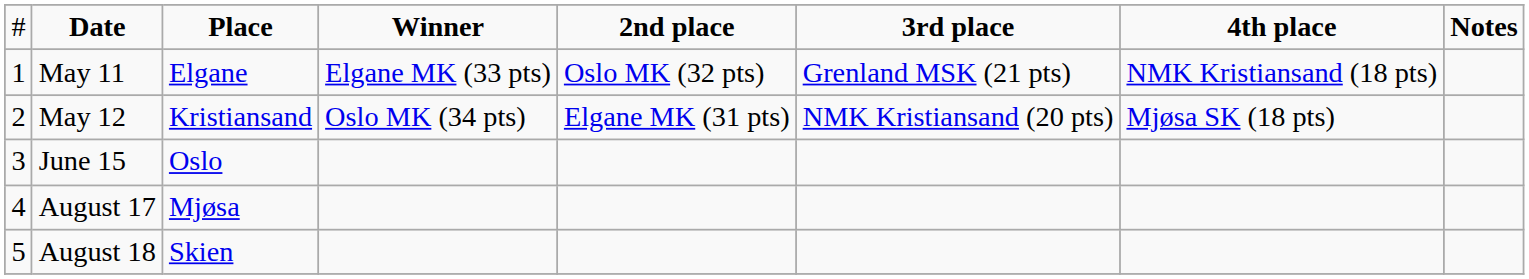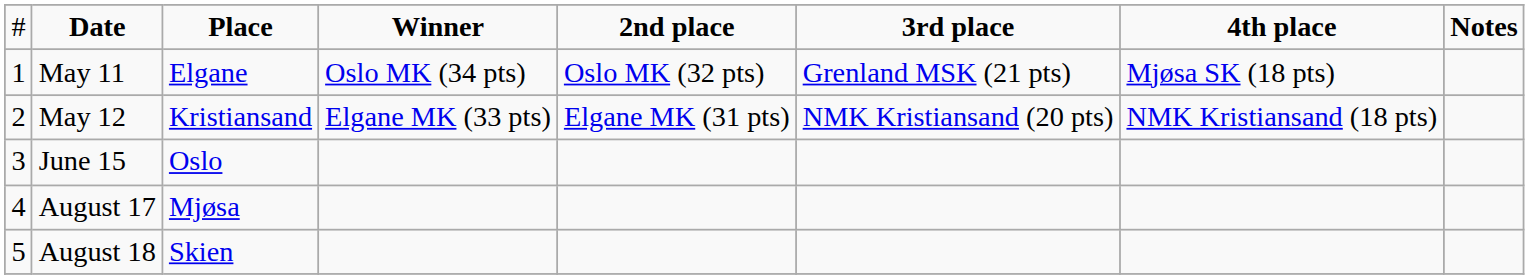(438, 71) Elgane MK (33 pts) -> (425, 71) Oslo MK (34 pts)
(1282, 71) NMK Kristiansand (18 pts) -> (1231, 71) Mjøsa SK (18 pts)
(425, 116) Oslo MK (34 pts) -> (438, 116) Elgane MK (33 pts)
(1231, 116) Mjøsa SK (18 pts) -> (1282, 116) NMK Kristiansand (18 pts)
